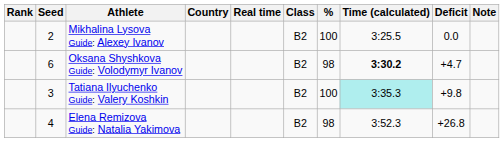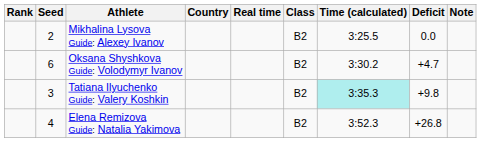- column: (329, 13)
(386, 65) bold -> (363, 65) normal
